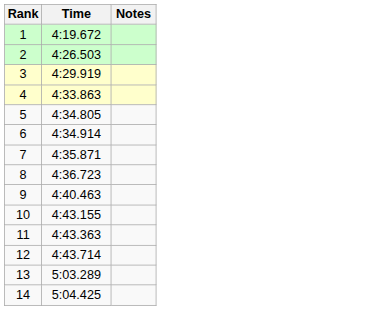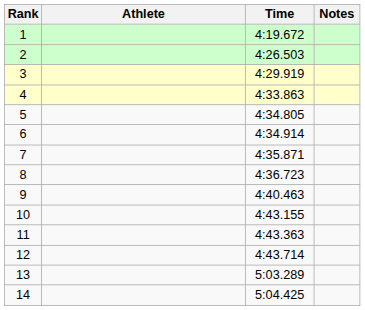+ column: (143, 14)
